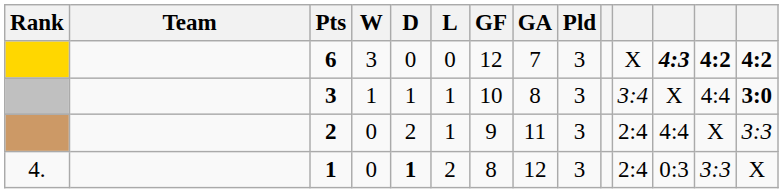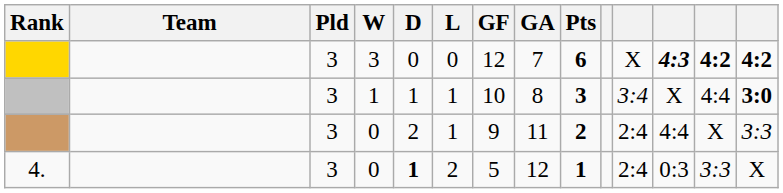columns swapped: (580, 22) <-> (331, 22)
(491, 168) 8 -> (494, 168) 5
